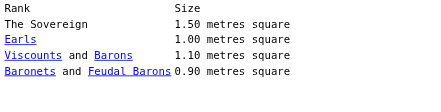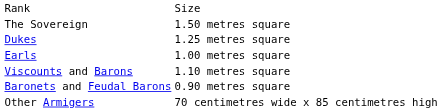+ row: (21, 40)
+ row: (49, 102)
